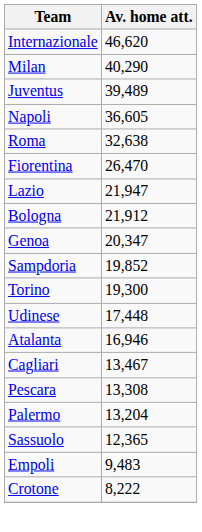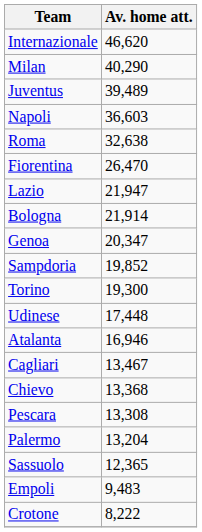(127, 116) 36,605 -> (127, 116) 36,603
(127, 215) 21,912 -> (127, 215) 21,914
+ row: (31, 389)
